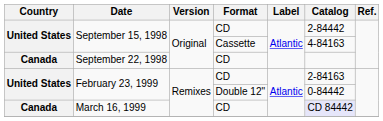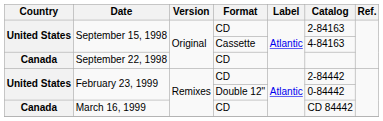(326, 28) 2-84442 -> (326, 28) 2-84163
(326, 76) 2-84163 -> (326, 76) 2-84442
(330, 108) lavender background -> (330, 108) no background
